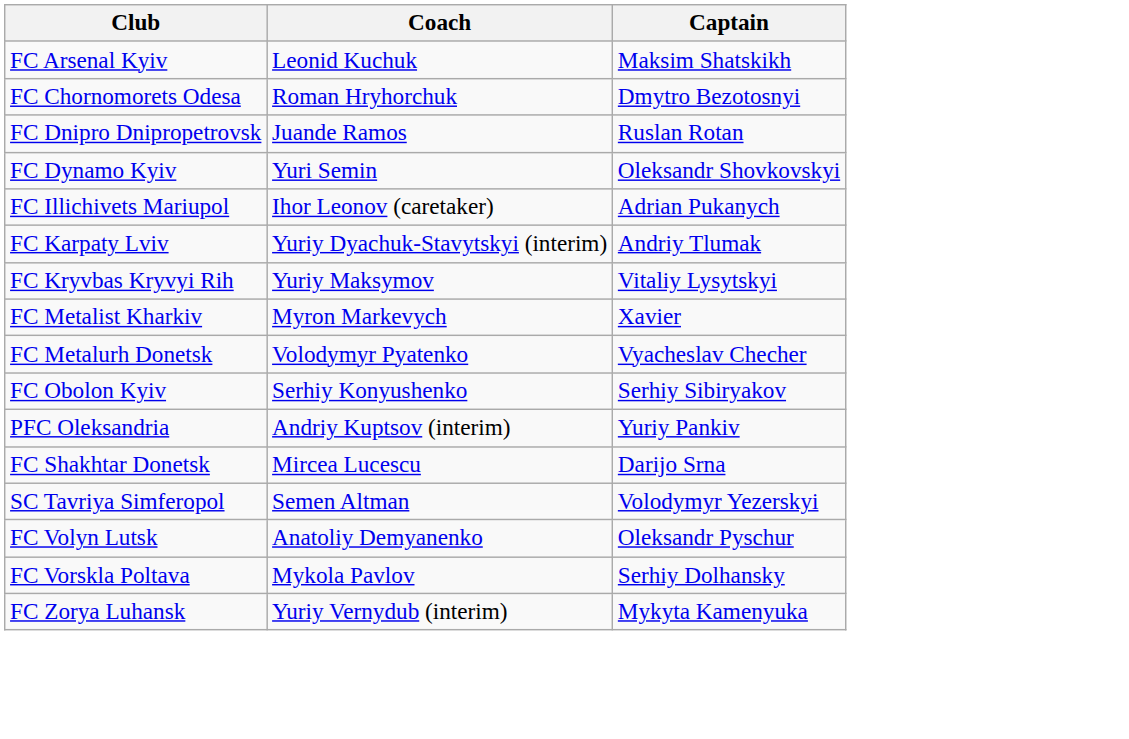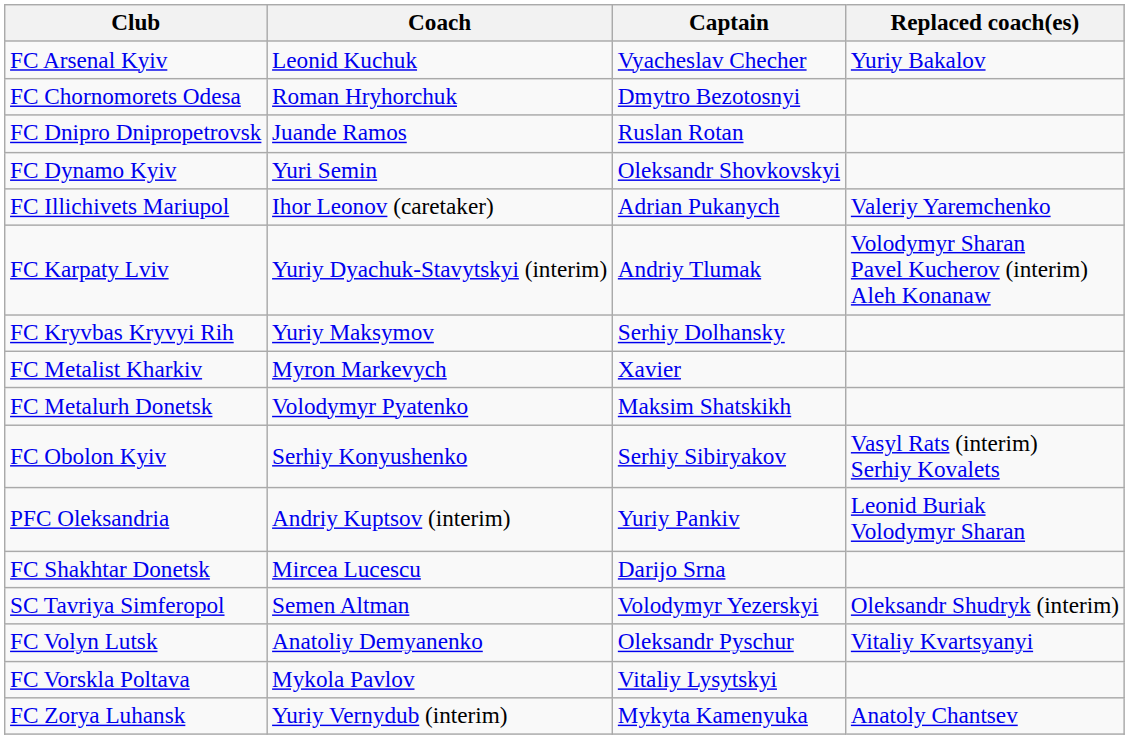+ column: (985, 22)
(705, 59) Maksim Shatskikh -> (712, 59) Vyacheslav Checher
(697, 280) Vitaliy Lysytskyi -> (701, 332) Serhiy Dolhansky
(712, 354) Vyacheslav Checher -> (705, 406) Maksim Shatskikh
(701, 574) Serhiy Dolhansky -> (697, 679) Vitaliy Lysytskyi
